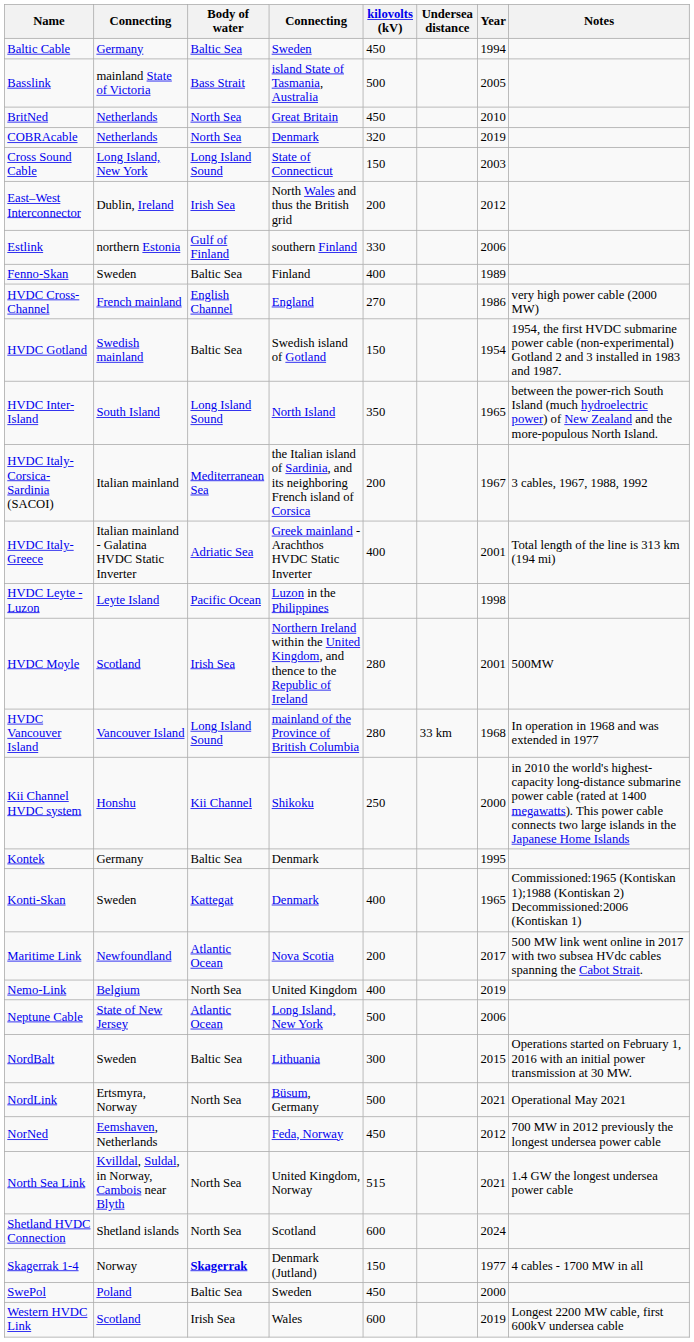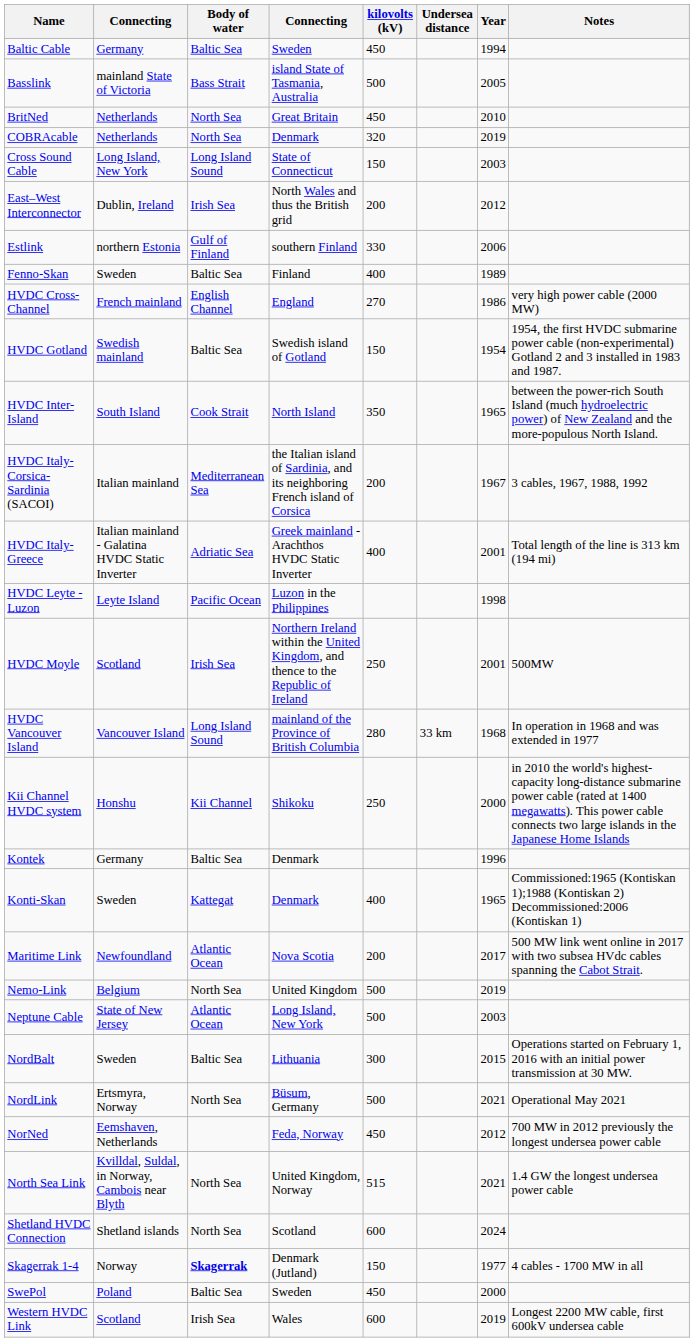(221, 412) Long Island Sound -> (219, 412) Cook Strait
(376, 663) 280 -> (376, 663) 250
(493, 858) 1995 -> (493, 858) 1996
(376, 990) 400 -> (376, 990) 500
(493, 1017) 2006 -> (493, 1017) 2003
